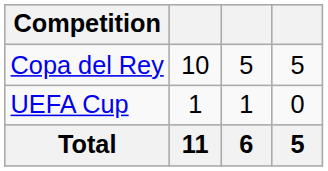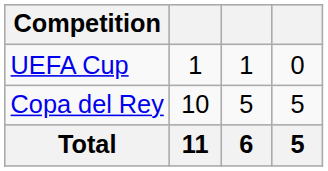rows swapped: (87, 64) <-> (70, 104)
